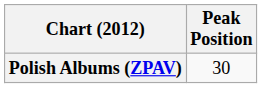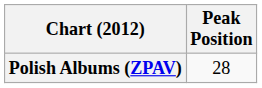(221, 67) 30 -> (221, 67) 28
